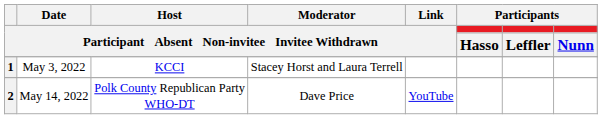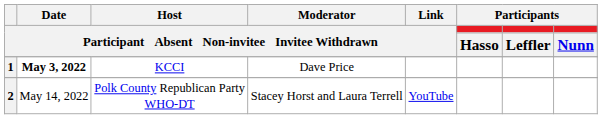(54, 67) normal -> (54, 67) bold
(327, 67) Stacey Horst and Laura Terrell -> (327, 67) Dave Price
(327, 95) Dave Price -> (327, 95) Stacey Horst and Laura Terrell
